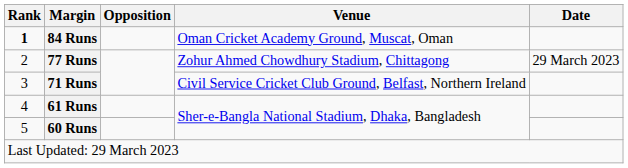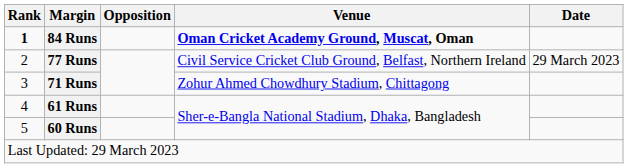(315, 38) normal -> (325, 38) bold
(313, 60) Zohur Ahmed Chowdhury Stadium, Chittagong -> (352, 60) Civil Service Cricket Club Ground, Belfast, Northern Ireland
(352, 83) Civil Service Cricket Club Ground, Belfast, Northern Ireland -> (313, 83) Zohur Ahmed Chowdhury Stadium, Chittagong
